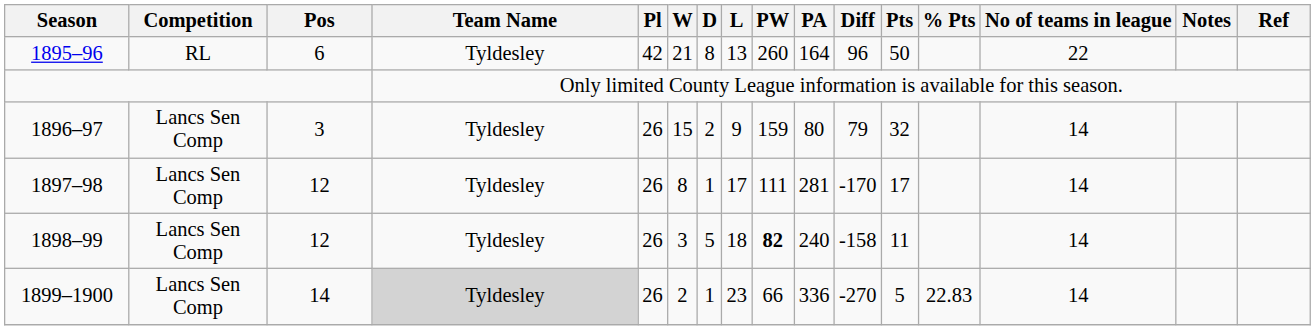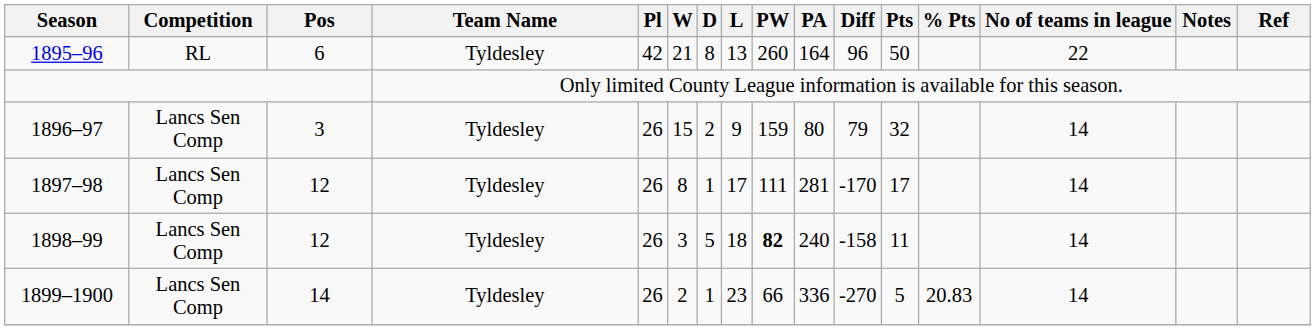(505, 296) lightgrey background -> (505, 296) no background
(949, 296) 22.83 -> (949, 296) 20.83
